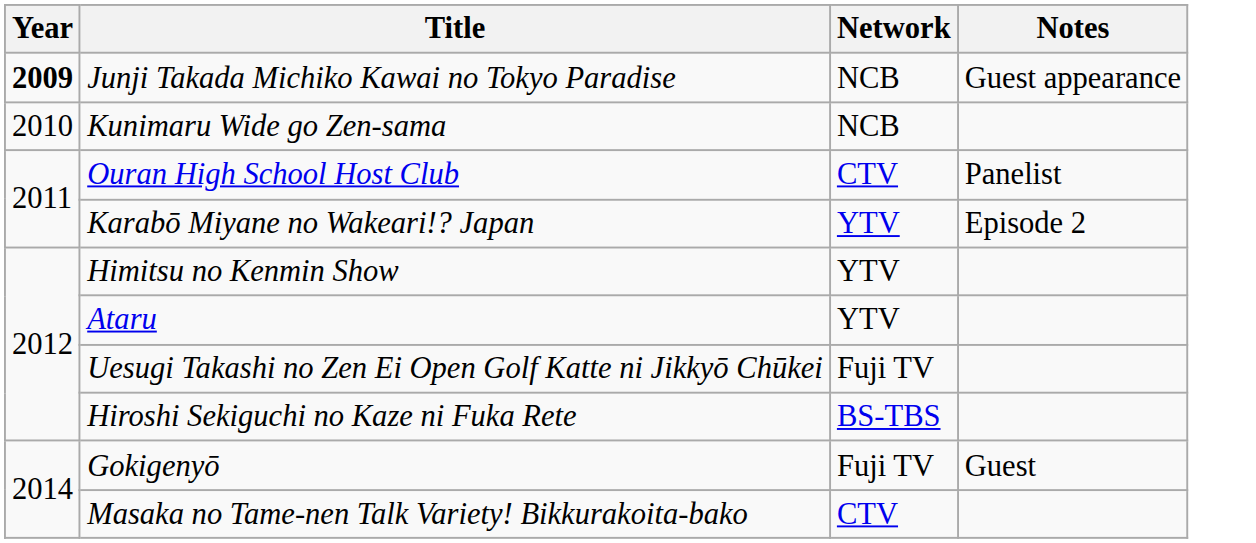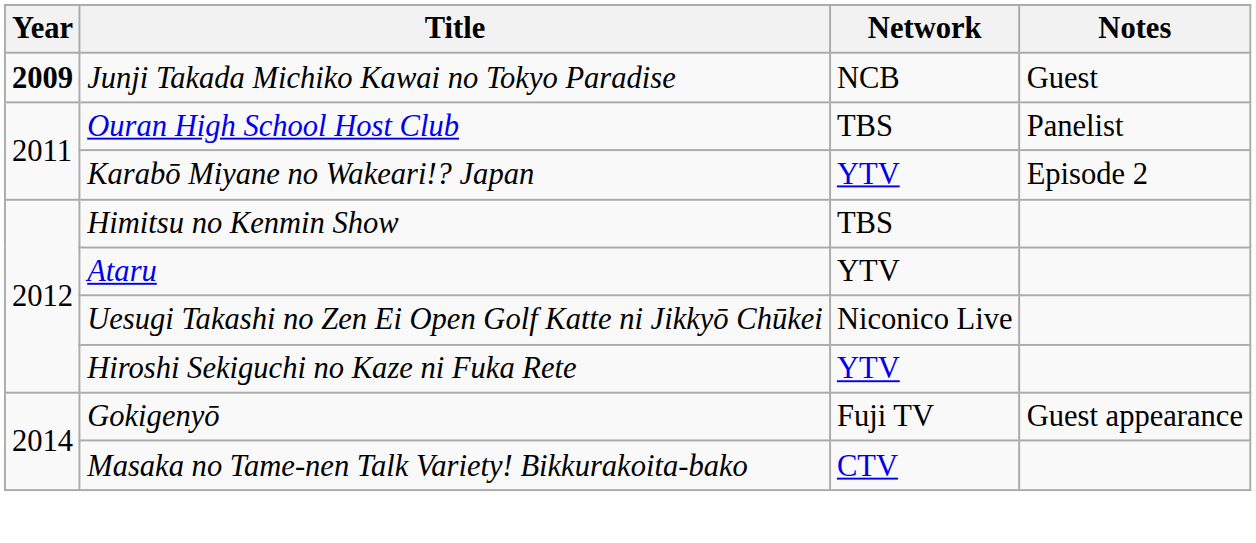(1073, 77) Guest appearance -> (1062, 77) Guest
- row: (267, 125)
(867, 174) CTV -> (865, 125) TBS
(868, 271) YTV -> (865, 222) TBS
(885, 367) Fuji TV -> (925, 319) Niconico Live
(889, 416) BS-TBS -> (868, 367) YTV
(1000, 464) Guest -> (1135, 416) Guest appearance
